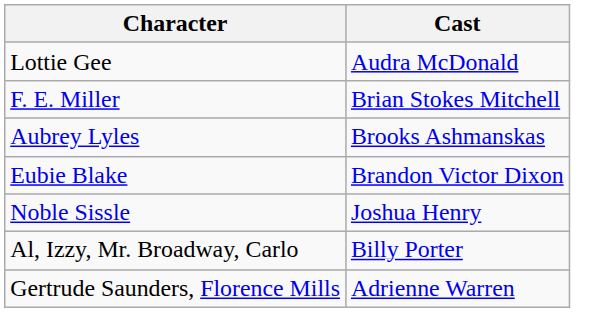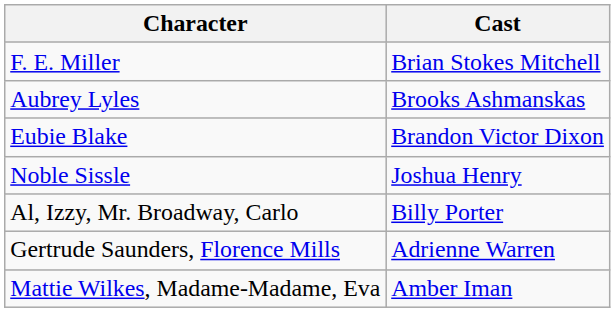- row: (61, 61)
+ row: (195, 288)
